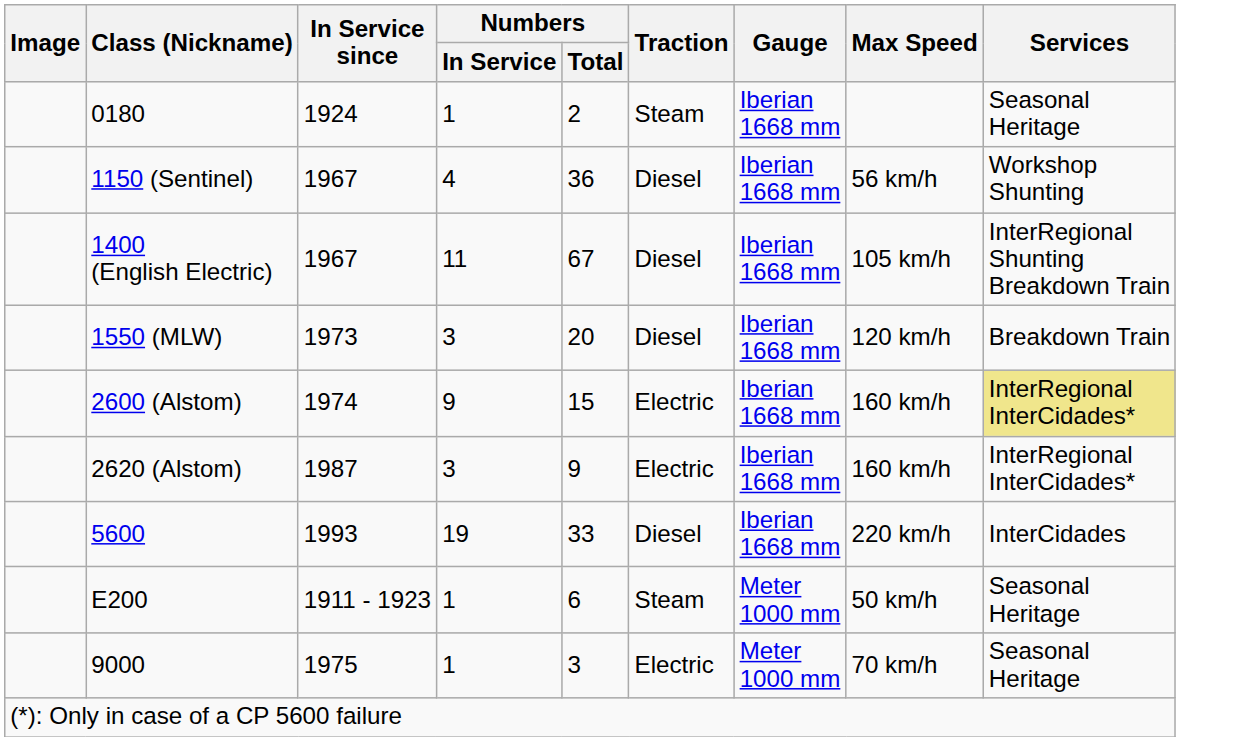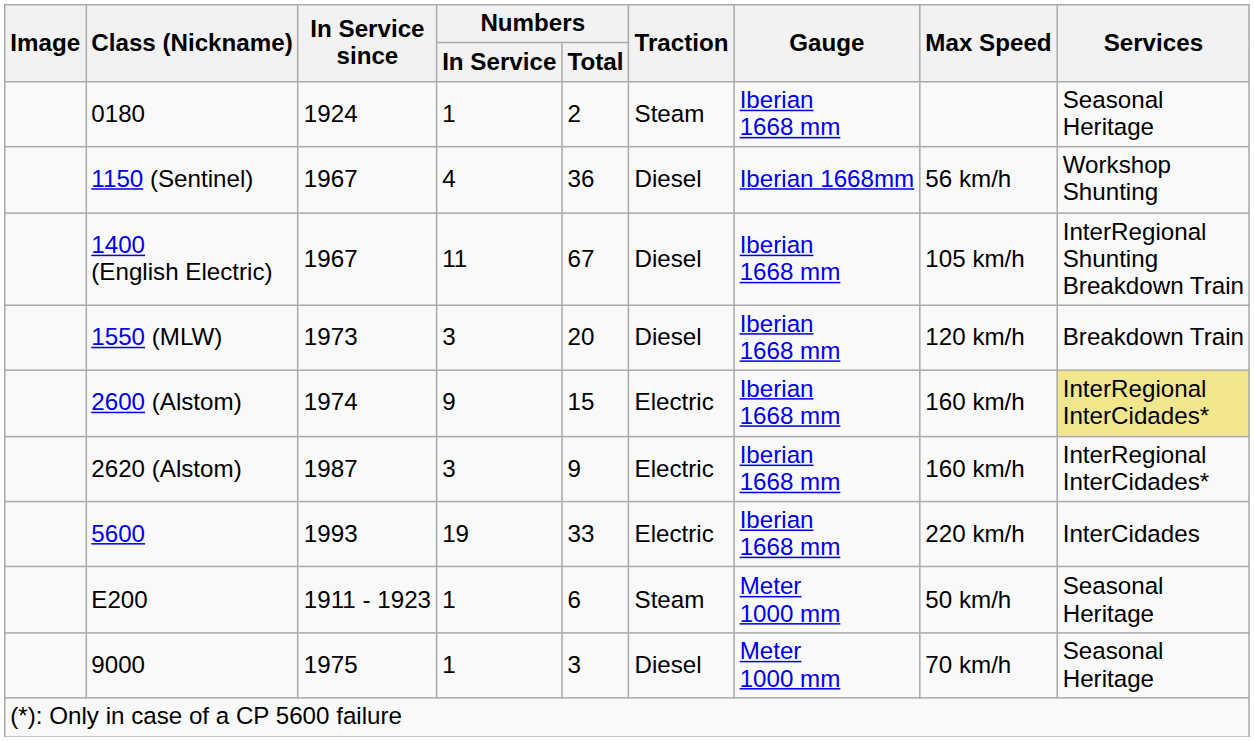(790, 179) Iberian 1668 mm -> (827, 179) Iberian 1668mm
(668, 534) Diesel -> (674, 534) Electric
(674, 665) Electric -> (668, 665) Diesel
